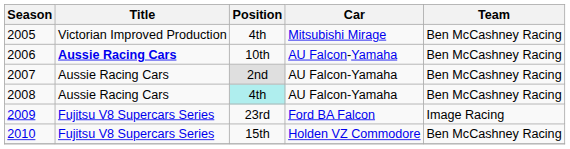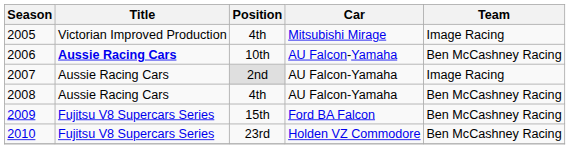(494, 35) Ben McCashney Racing -> (465, 35) Image Racing
(494, 75) Ben McCashney Racing -> (465, 75) Image Racing
(257, 94) paleturquoise background -> (257, 94) no background
(257, 114) 23rd -> (257, 114) 15th
(465, 114) Image Racing -> (494, 114) Ben McCashney Racing
(257, 134) 15th -> (257, 134) 23rd
